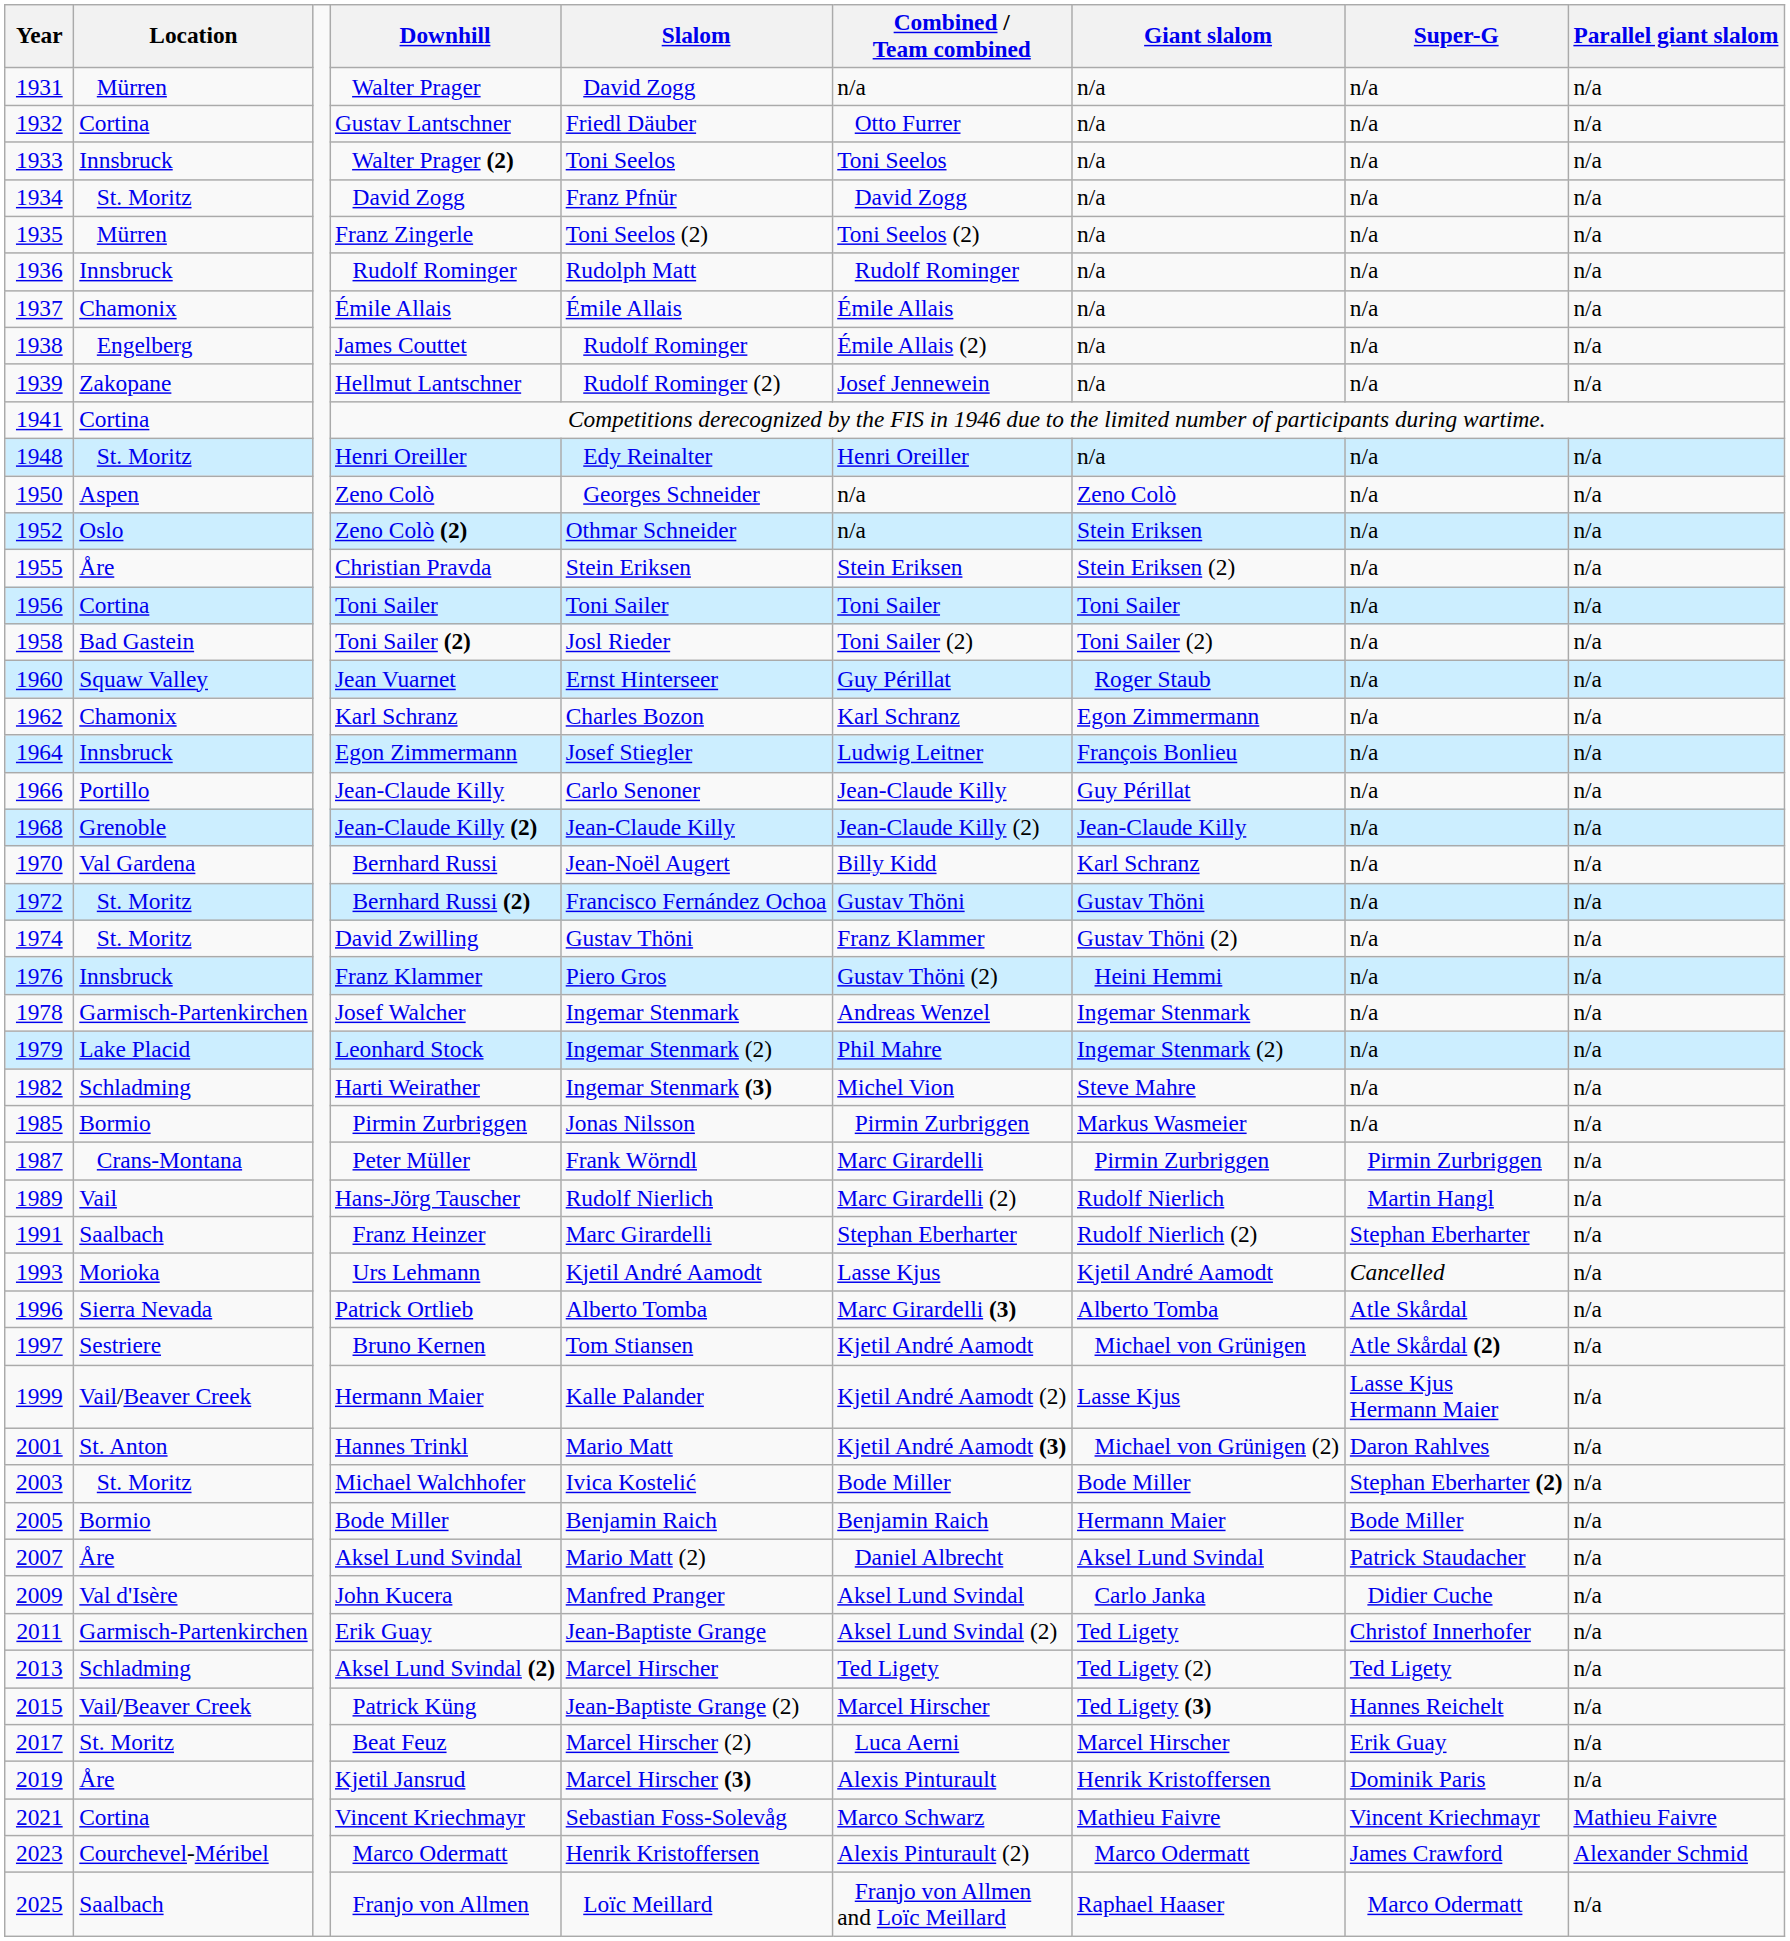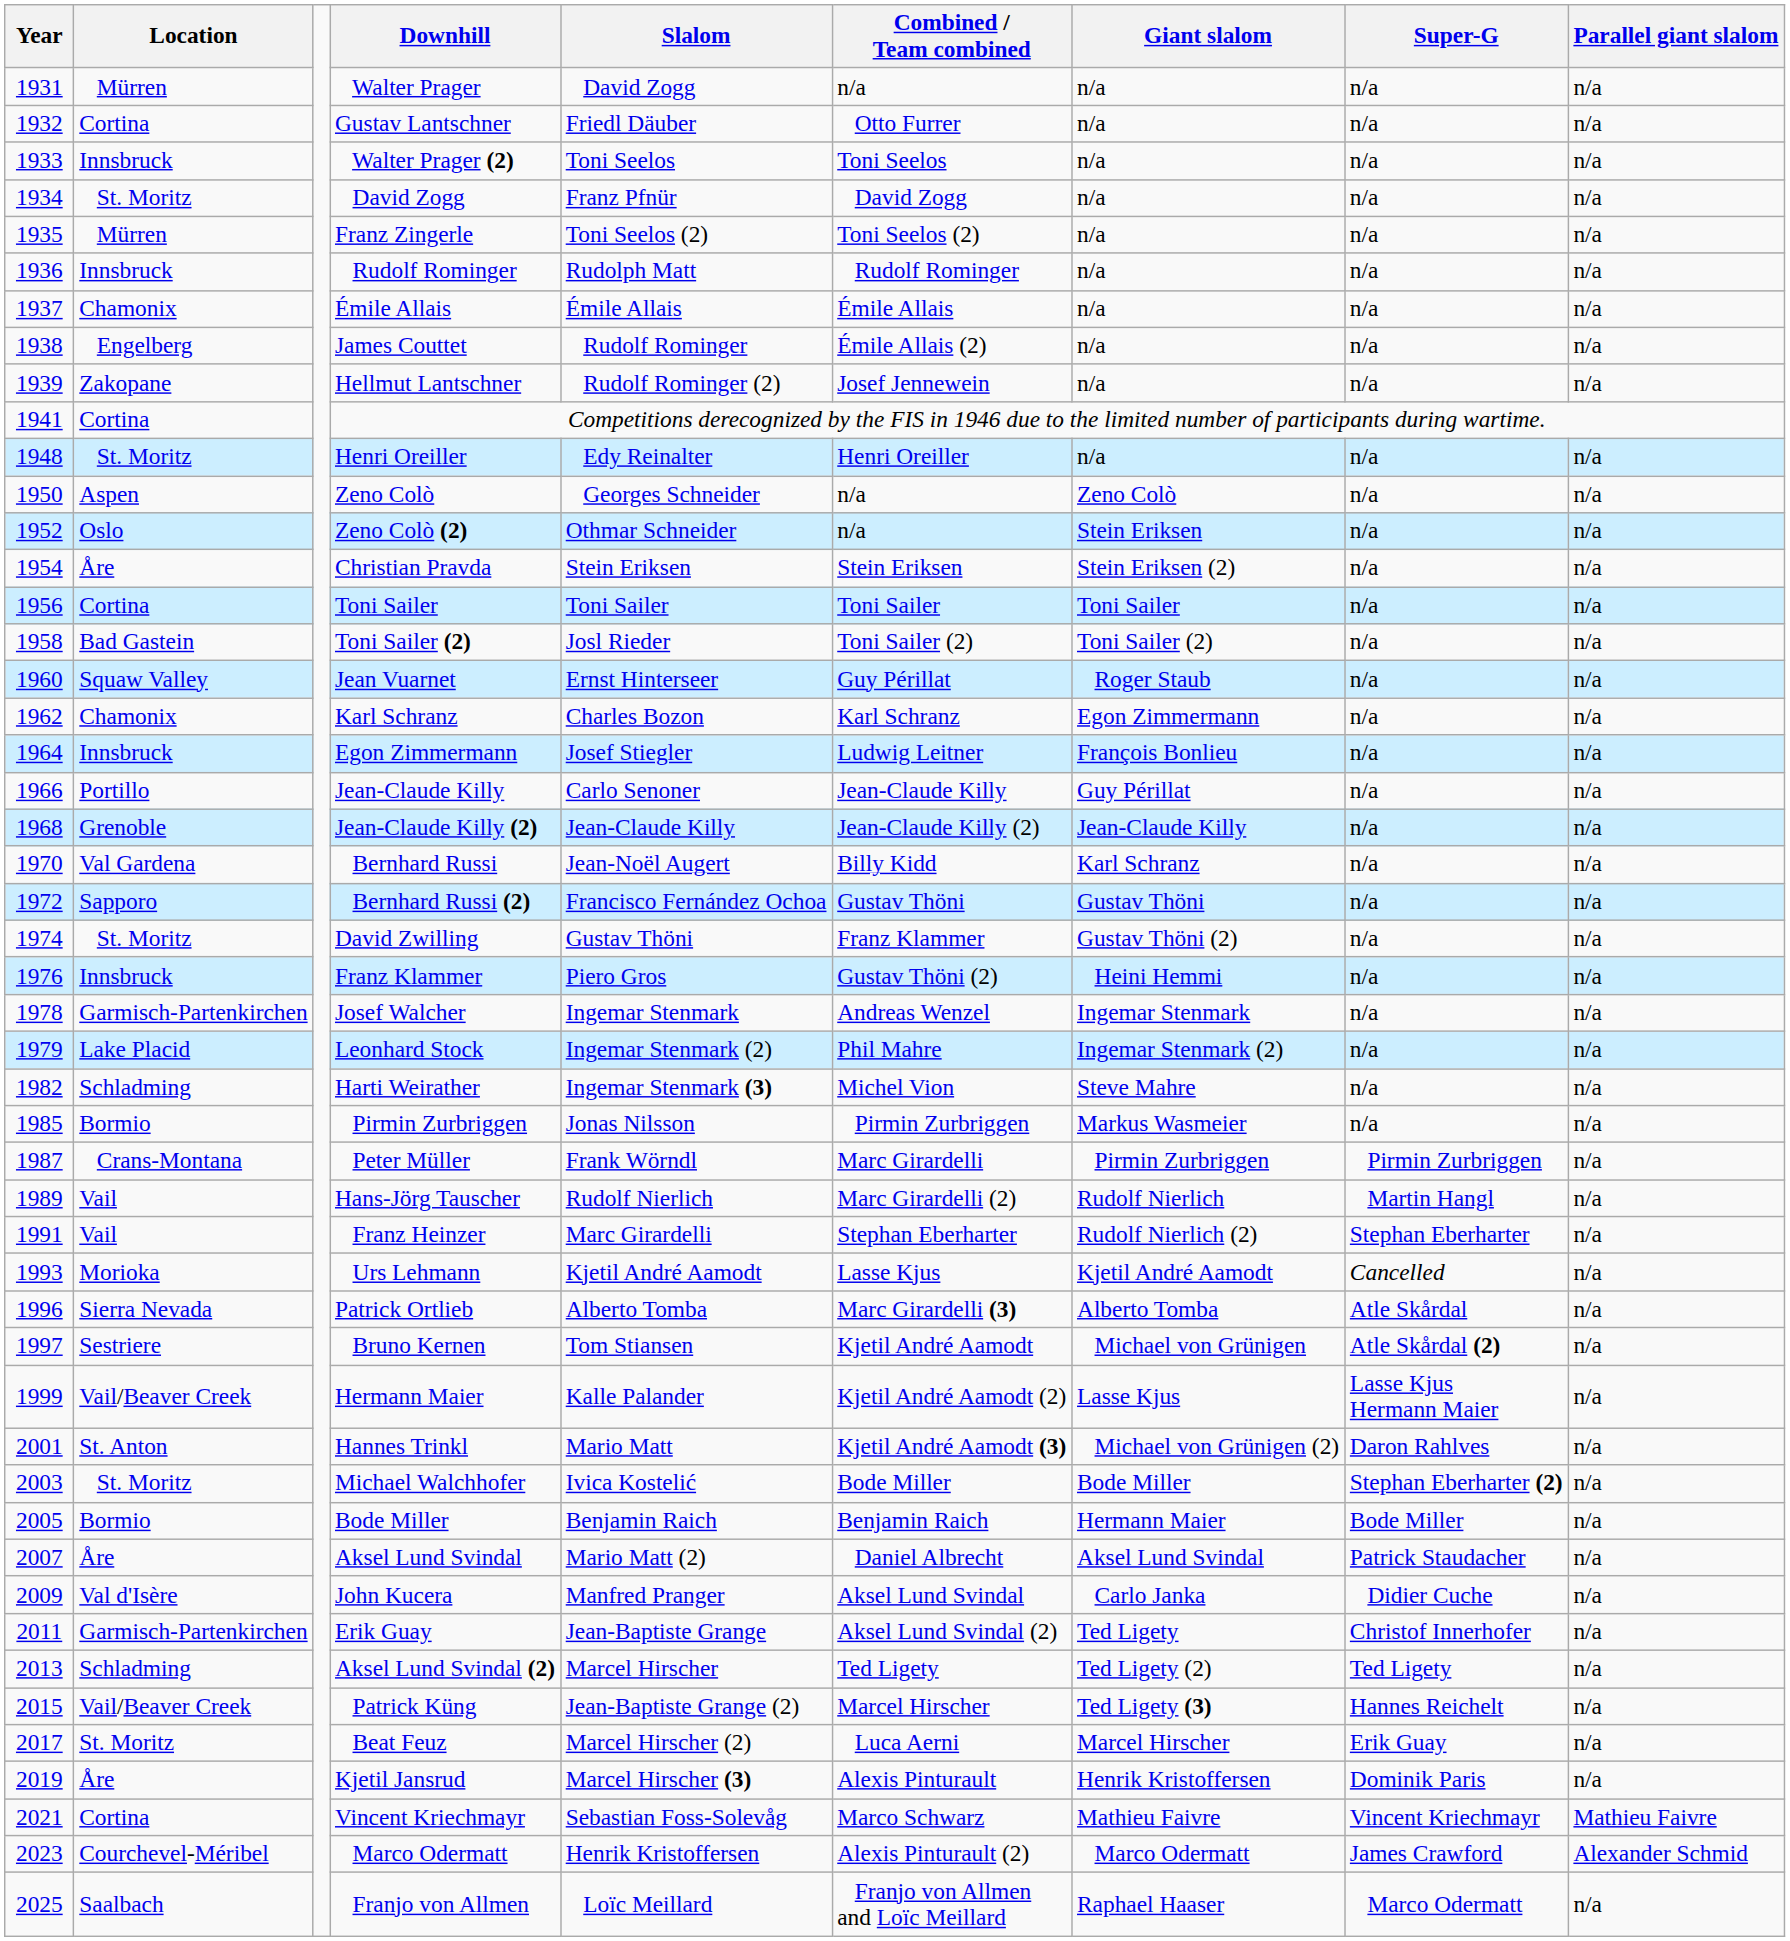(39, 567) 1955 -> (39, 567) 1954
(135, 901) St. Moritz -> (118, 901) Sapporo
(121, 1234) Saalbach -> (98, 1234) Vail
